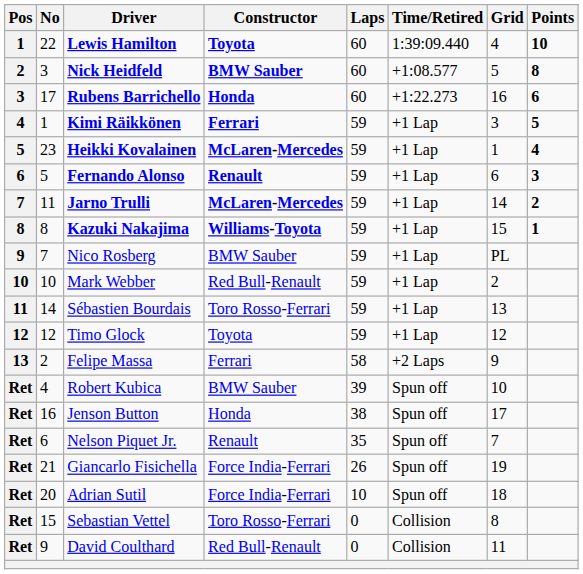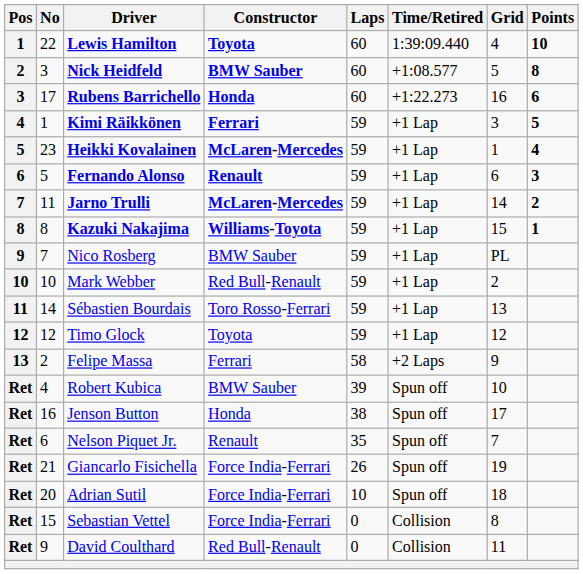(269, 520) Toro Rosso-Ferrari -> (269, 520) Force India-Ferrari
